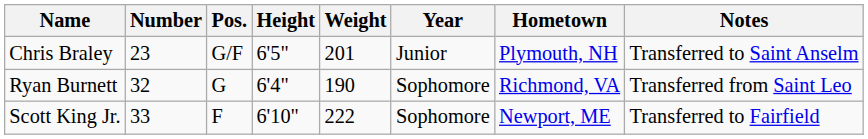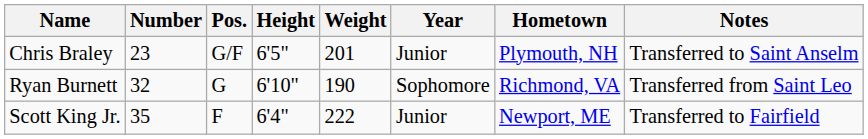(273, 85) 6'4" -> (278, 85) 6'10"
(140, 117) 33 -> (140, 117) 35
(278, 117) 6'10" -> (273, 117) 6'4"
(443, 117) Sophomore -> (421, 117) Junior
